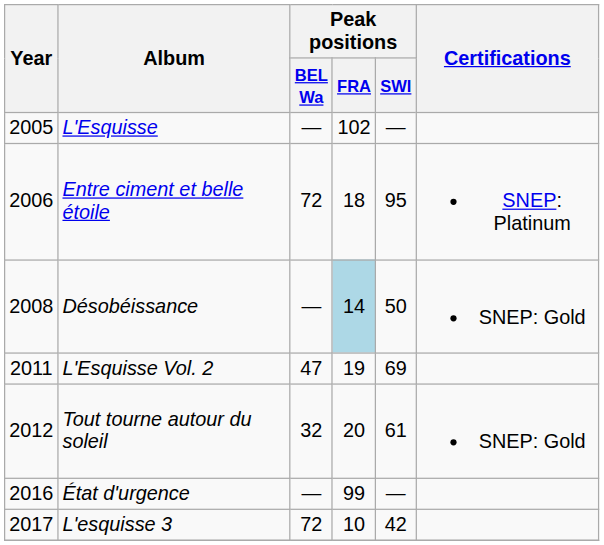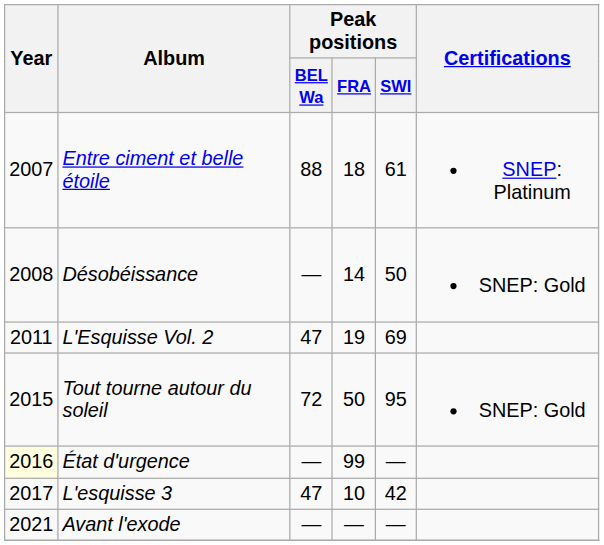- row: (110, 127)
(31, 201) 2006 -> (31, 169) 2007
(311, 201) 72 -> (311, 169) 88
(396, 201) 95 -> (396, 169) 61
(354, 306) lightblue background -> (354, 274) no background
(31, 430) 2012 -> (31, 399) 2015
(311, 430) 32 -> (311, 399) 72
(354, 430) 20 -> (354, 399) 50
(396, 430) 61 -> (396, 399) 95
(31, 493) no background -> (31, 461) lightyellow background
(311, 524) 72 -> (311, 493) 47
+ row: (122, 524)
